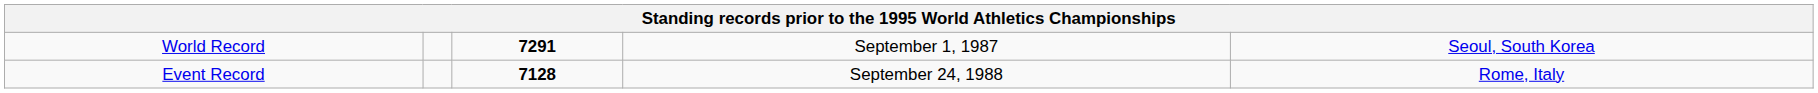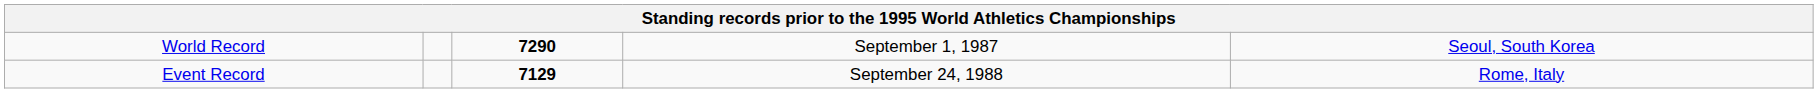(537, 45) 7291 -> (537, 45) 7290
(537, 73) 7128 -> (537, 73) 7129
